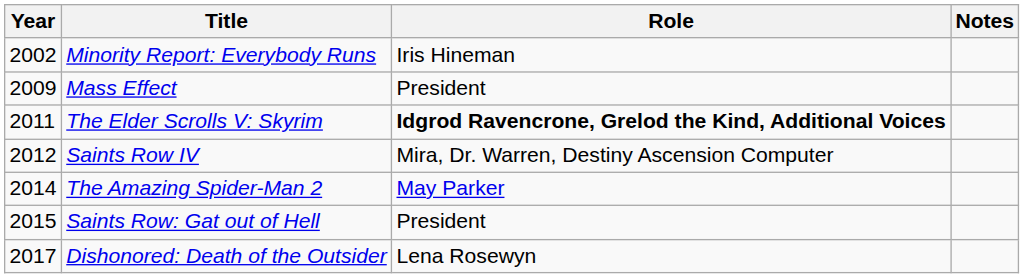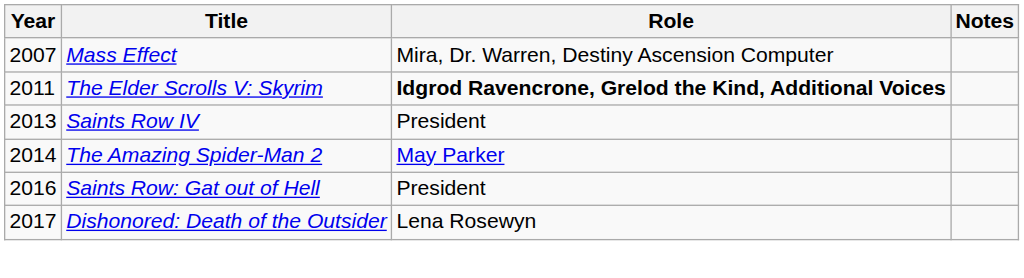- row: (221, 54)
(33, 88) 2009 -> (33, 54) 2007
(441, 88) President -> (615, 54) Mira, Dr. Warren, Destiny Ascension Computer
(33, 155) 2012 -> (33, 121) 2013
(615, 155) Mira, Dr. Warren, Destiny Ascension Computer -> (441, 121) President
(33, 222) 2015 -> (33, 188) 2016
